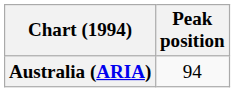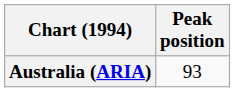(192, 71) 94 -> (192, 71) 93
